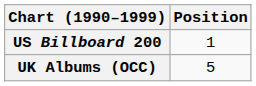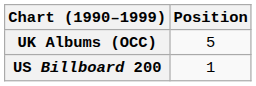rows swapped: (87, 68) <-> (87, 42)
